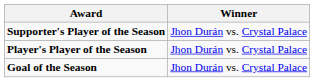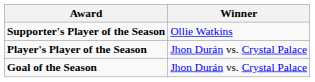(239, 31) Jhon Durán vs. Crystal Palace -> (202, 31) Ollie Watkins
